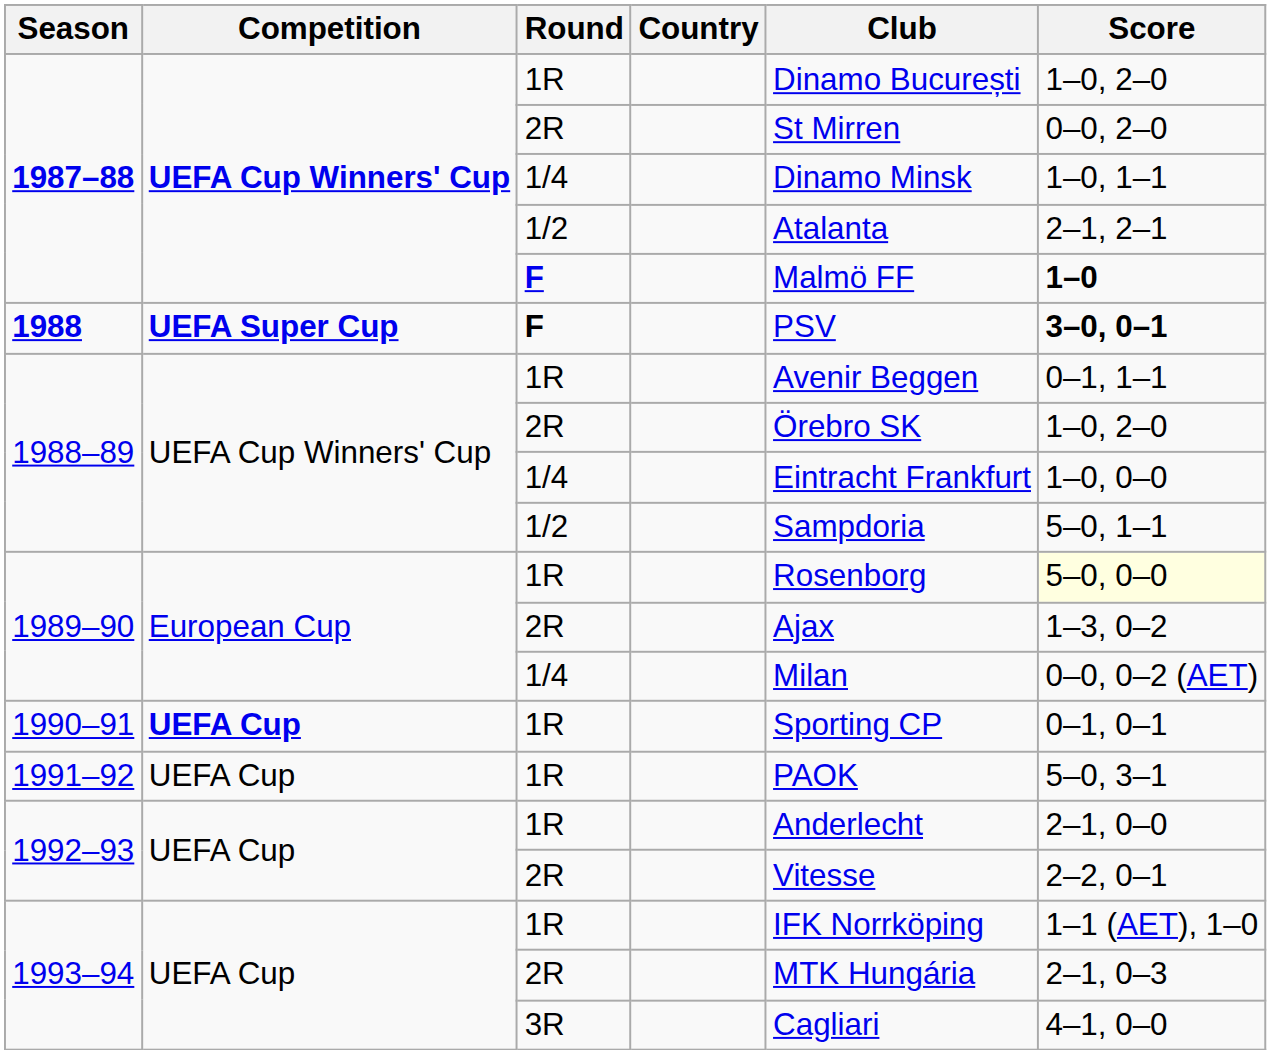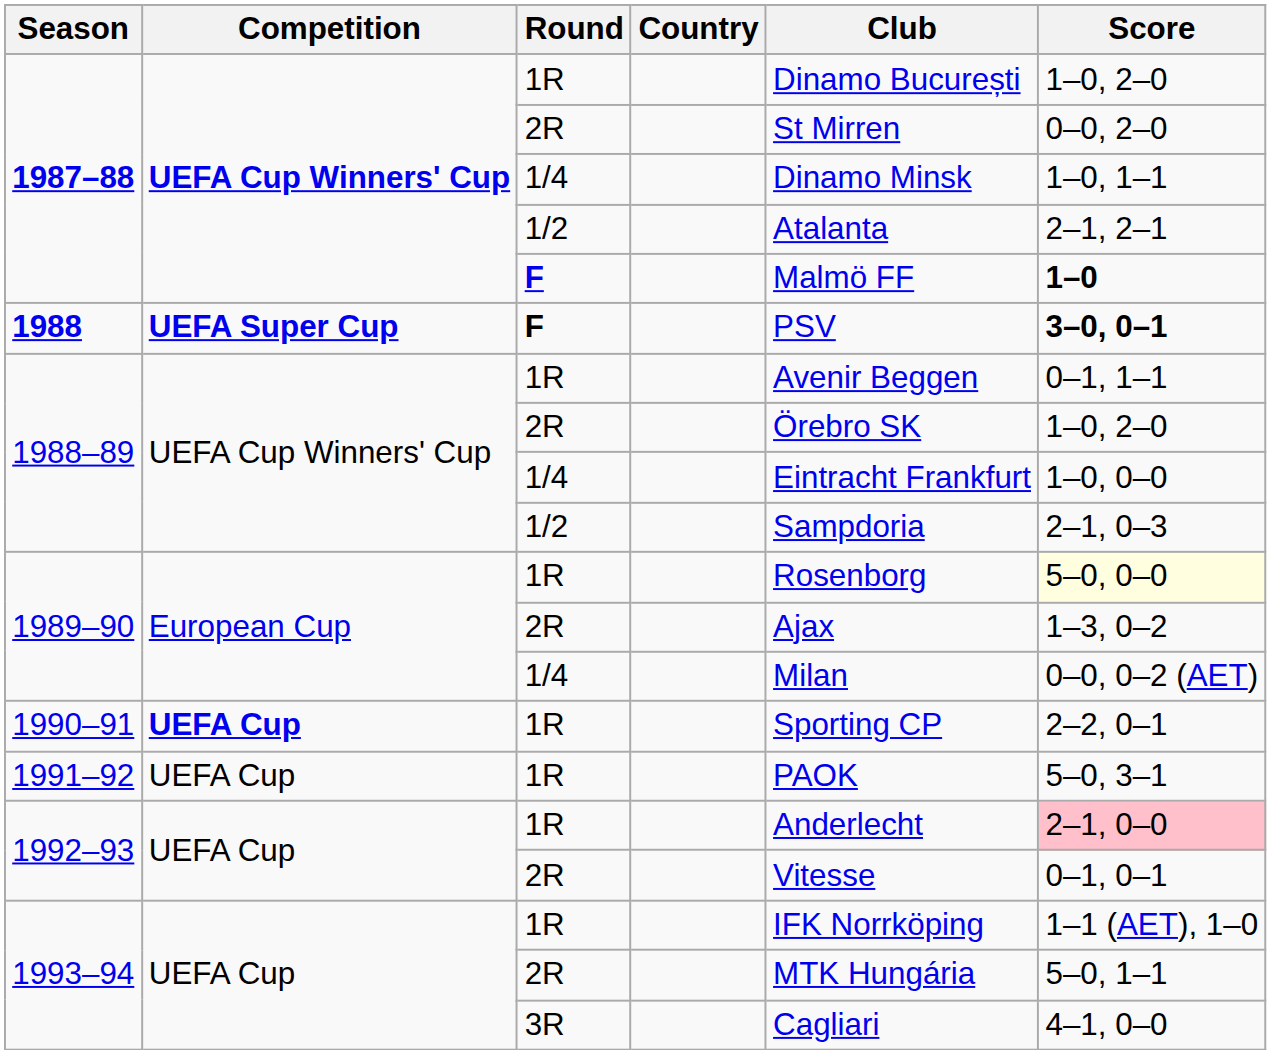(1106, 526) 5–0, 1–1 -> (1106, 526) 2–1, 0–3
(1106, 725) 0–1, 0–1 -> (1106, 725) 2–2, 0–1
(1106, 825) no background -> (1106, 825) pink background
(1106, 874) 2–2, 0–1 -> (1106, 874) 0–1, 0–1
(1106, 974) 2–1, 0–3 -> (1106, 974) 5–0, 1–1
